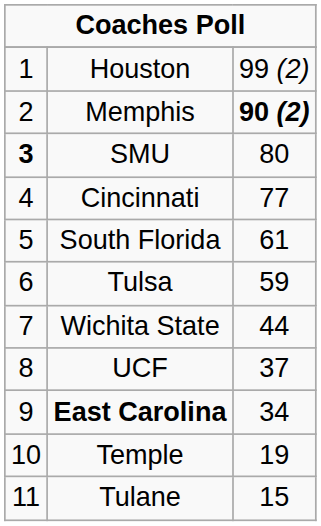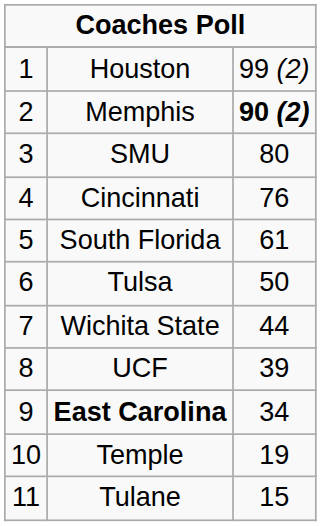(26, 154) bold -> (26, 154) normal
(274, 197) 77 -> (274, 197) 76
(274, 283) 59 -> (274, 283) 50
(274, 369) 37 -> (274, 369) 39
